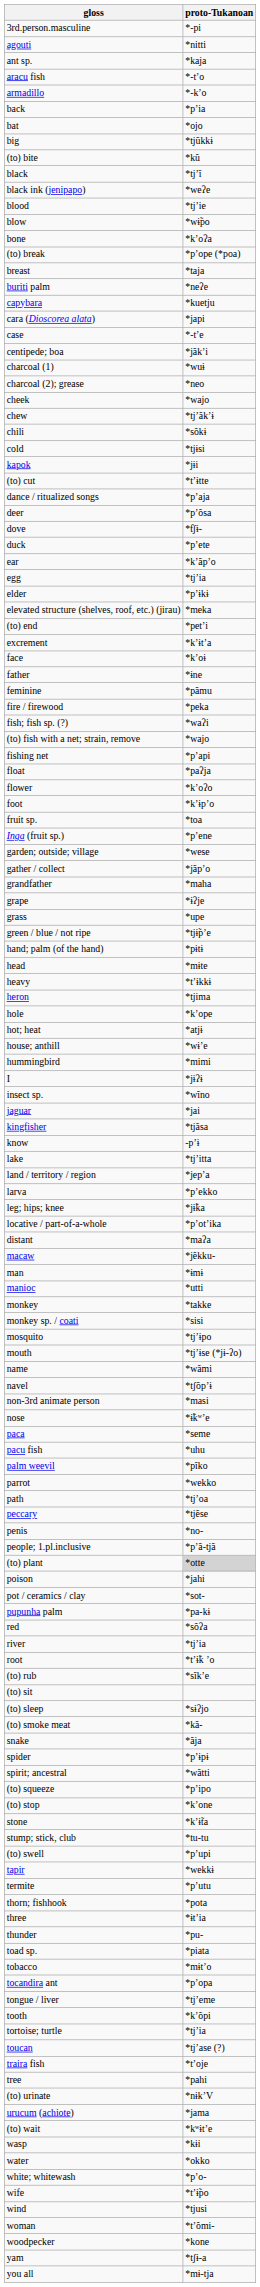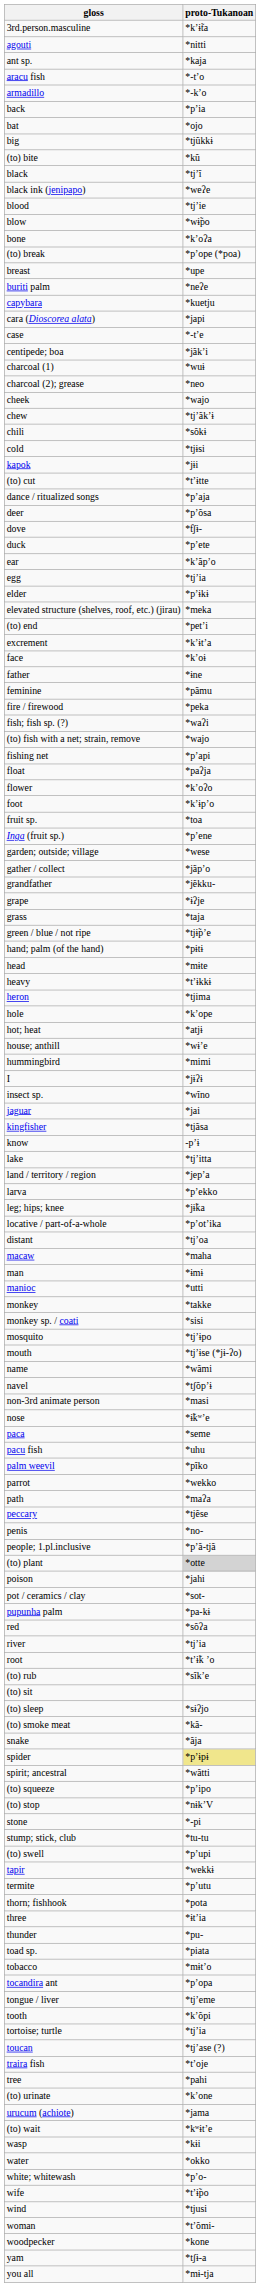(193, 28) *-pi -> (197, 28) *k’ɨ̃ta
(195, 270) *taja -> (195, 270) *upe
(198, 884) *maha -> (200, 884) *jẽkku-
(195, 916) *upe -> (195, 916) *taja
(198, 1239) *maʔa -> (197, 1239) *tj’oa
(200, 1256) *jẽkku- -> (198, 1256) *maha
(197, 1498) *tj’oa -> (198, 1498) *maʔa
(197, 1756) no background -> (197, 1756) khaki background
(199, 1805) *k’one -> (199, 1805) *nɨk’V
(197, 1821) *k’ɨ̃ta -> (193, 1821) *-pi
(199, 2096) *nɨk’V -> (199, 2096) *k’one
